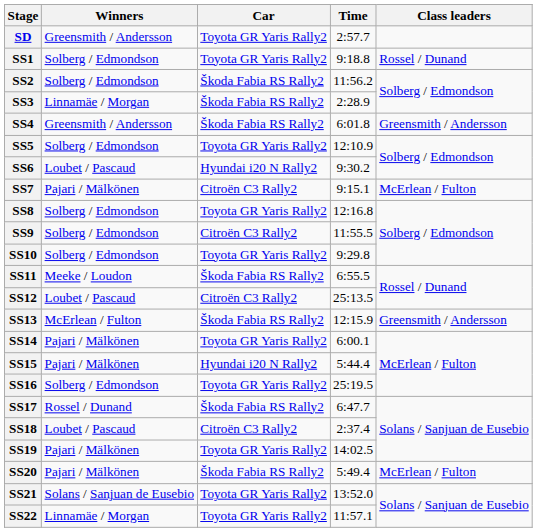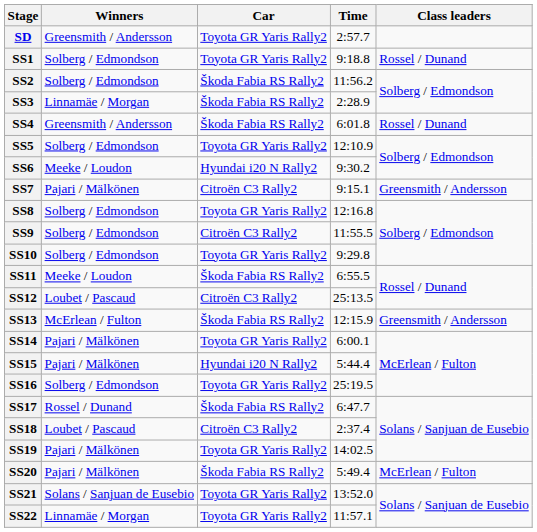(443, 123) Greensmith / Andersson -> (423, 123) Rossel / Dunand
(90, 167) Loubet / Pascaud -> (88, 167) Meeke / Loudon
(428, 189) McErlean / Fulton -> (443, 189) Greensmith / Andersson
